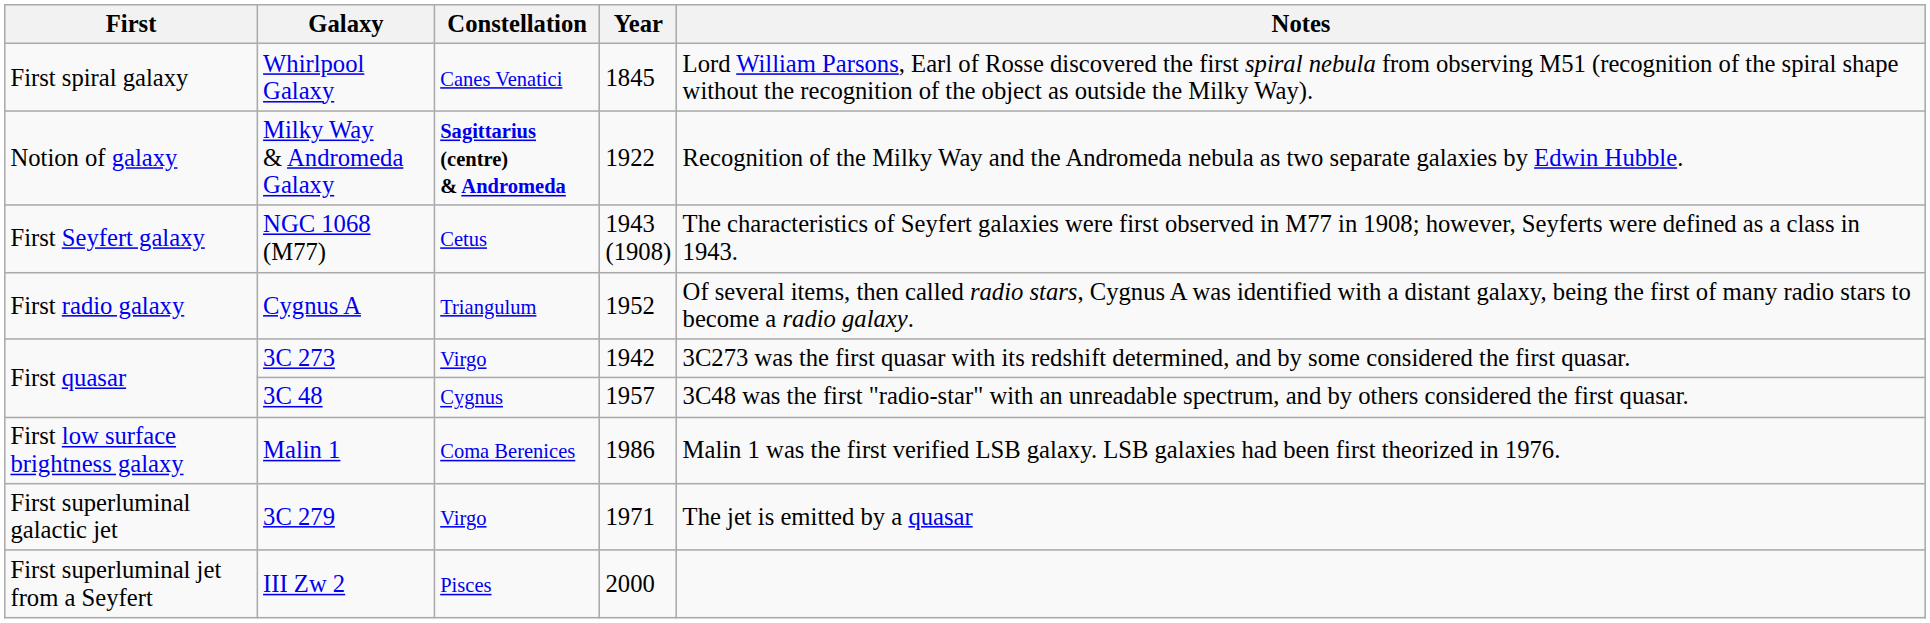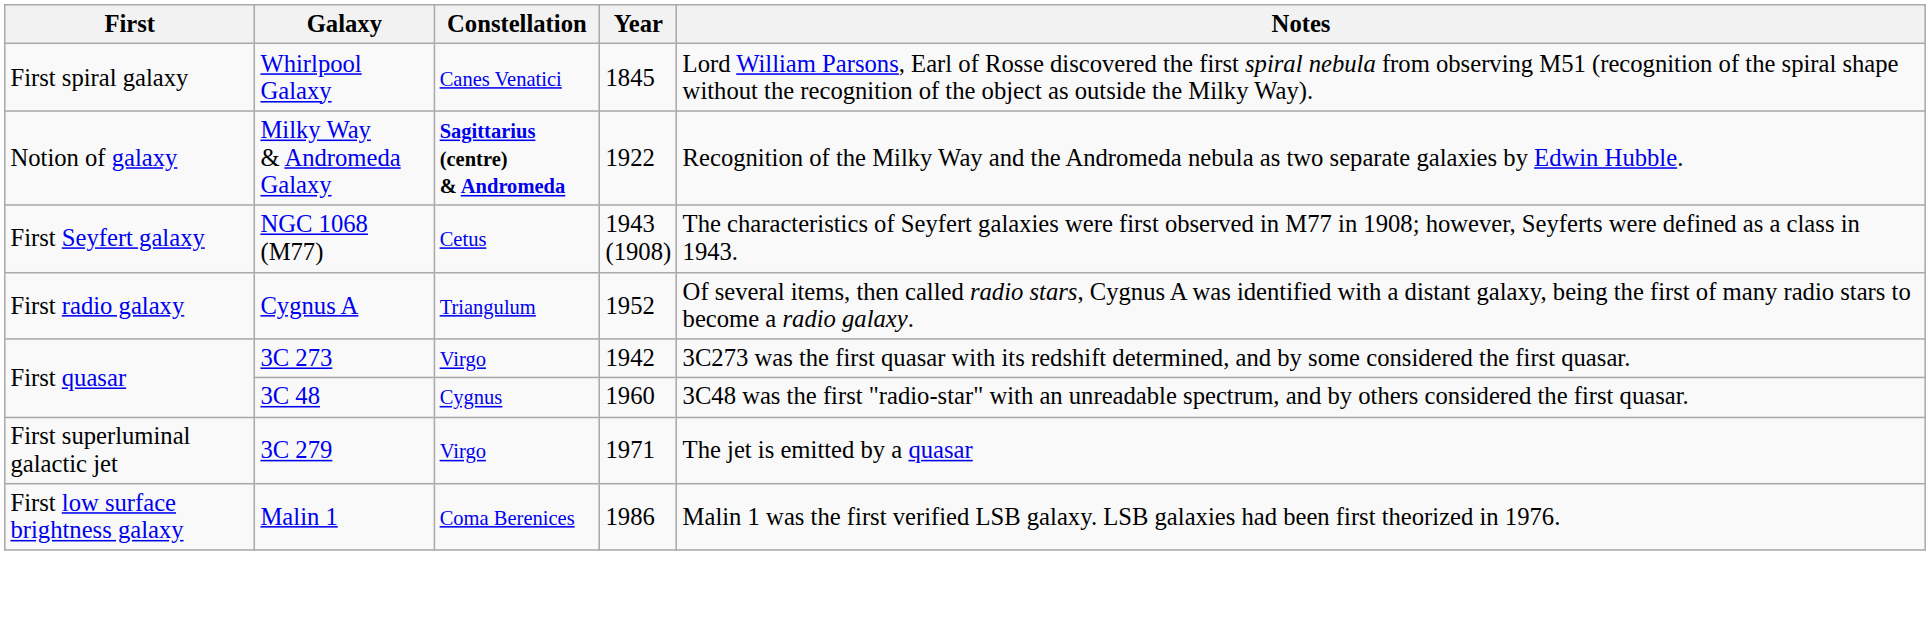(630, 397) 1957 -> (630, 397) 1960
rows swapped: (299, 516) <-> (302, 450)
- row: (304, 583)
